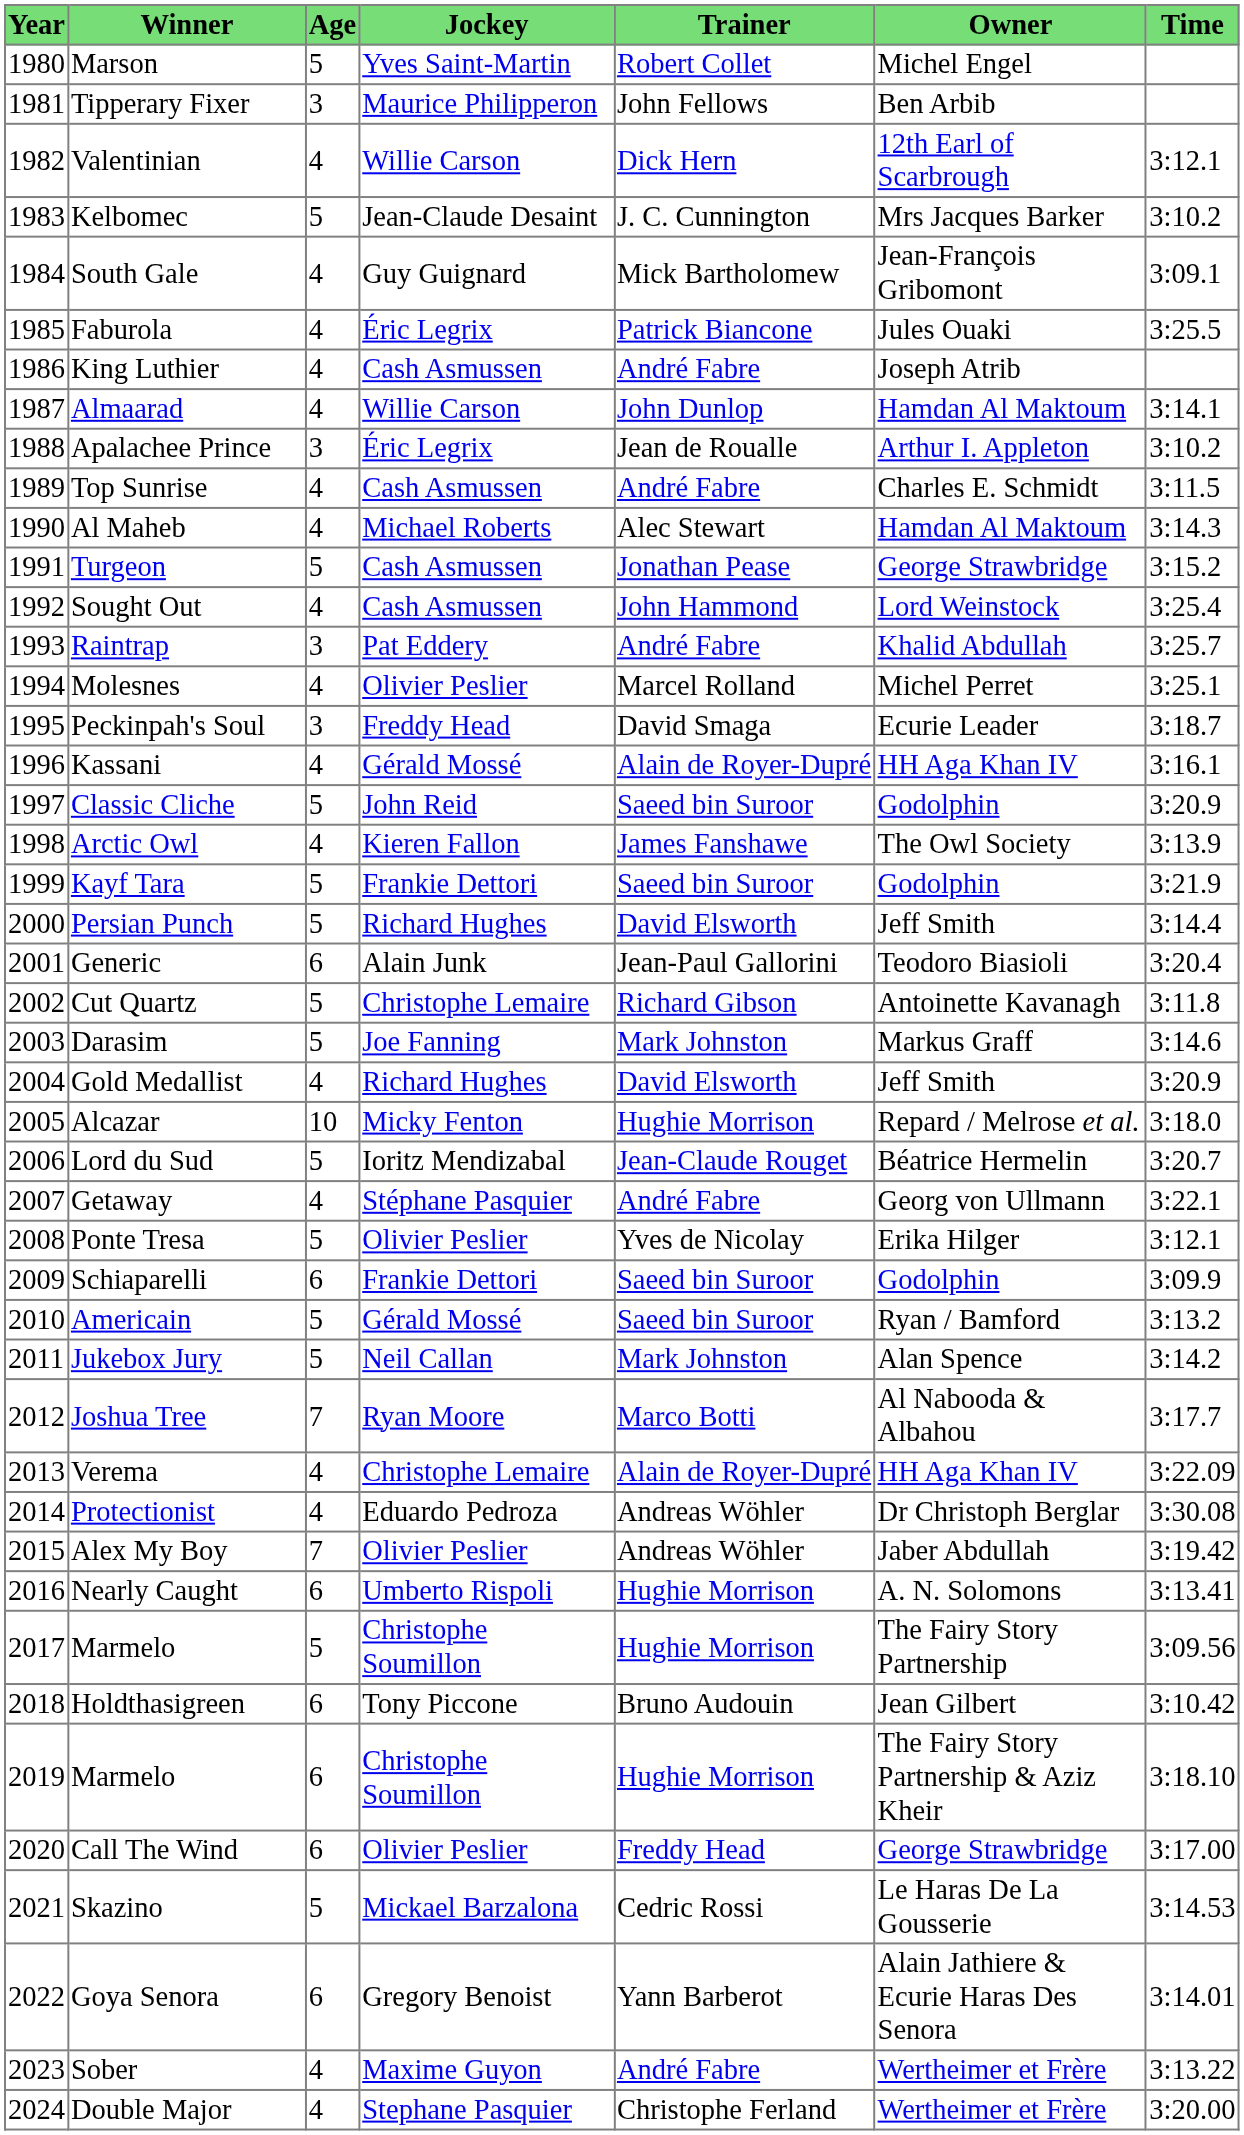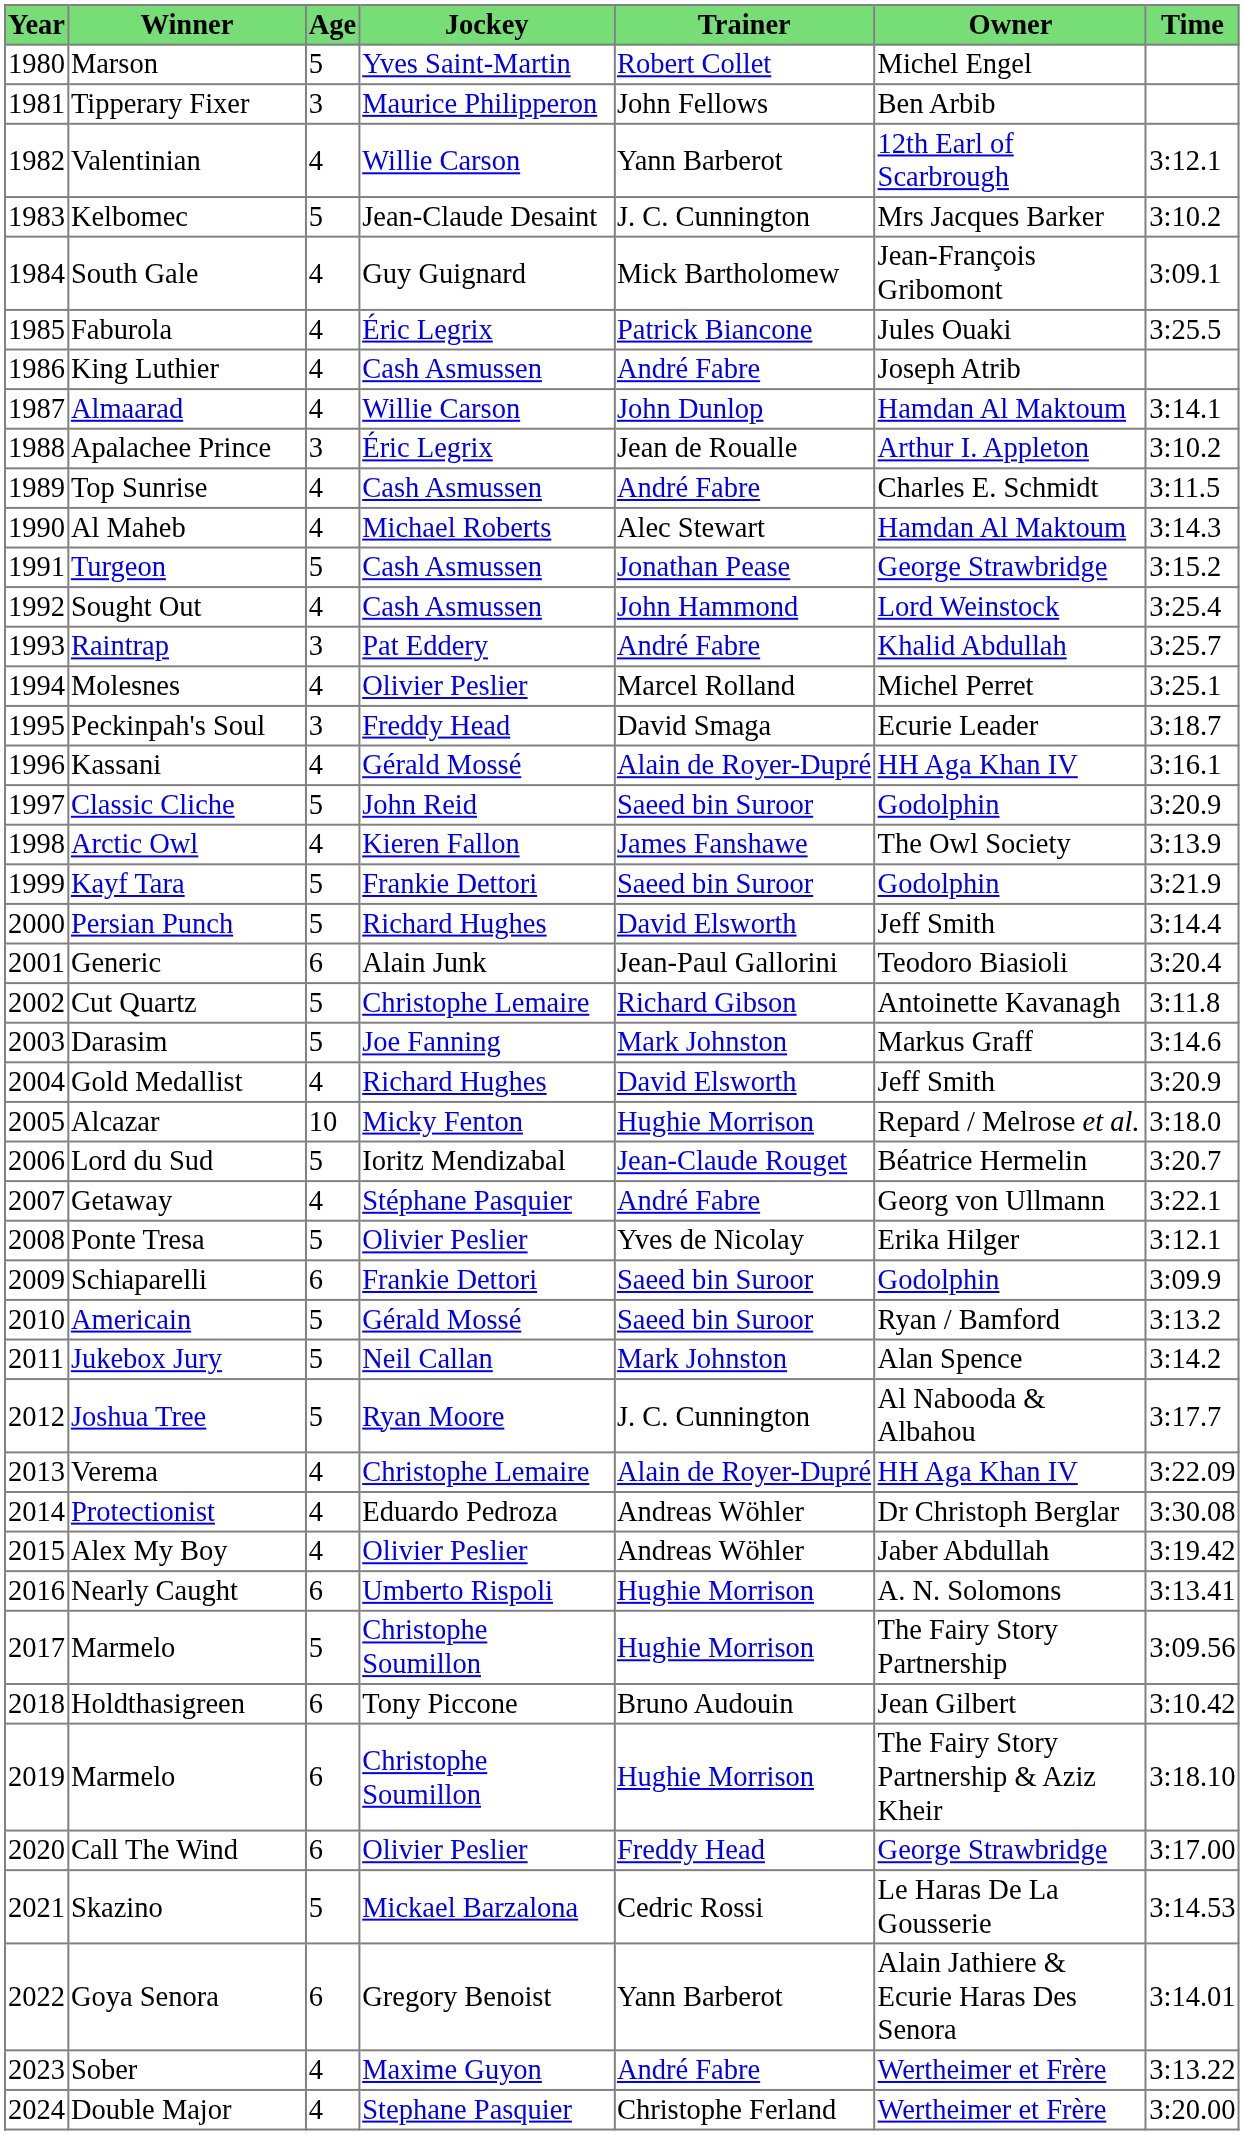(677, 159) Dick Hern -> (700, 159) Yann Barberot
(316, 1415) 7 -> (316, 1415) 5
(686, 1415) Marco Botti -> (714, 1415) J. C. Cunnington
(316, 1550) 7 -> (316, 1550) 4
